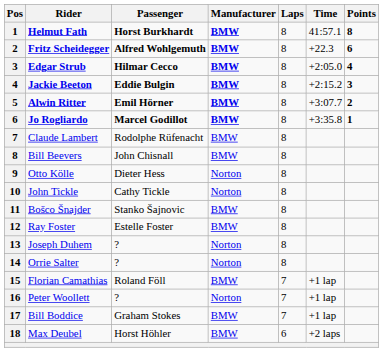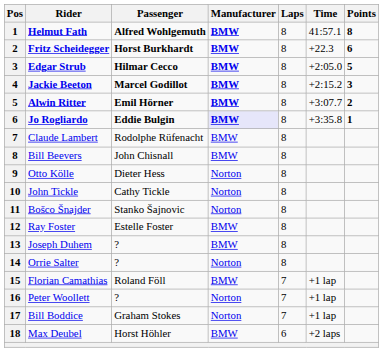(154, 31) Horst Burkhardt -> (160, 31) Alfred Wohlgemuth
(160, 49) Alfred Wohlgemuth -> (154, 49) Horst Burkhardt
(350, 66) 4 -> (350, 66) 5
(144, 84) Eddie Bulgin -> (151, 84) Marcel Godillot
(151, 120) Marcel Godillot -> (144, 120) Eddie Bulgin
(225, 120) no background -> (225, 120) lavender background
(224, 209) BMW -> (226, 209) Norton
(226, 244) Norton -> (224, 244) BMW
(224, 316) BMW -> (226, 316) Norton
